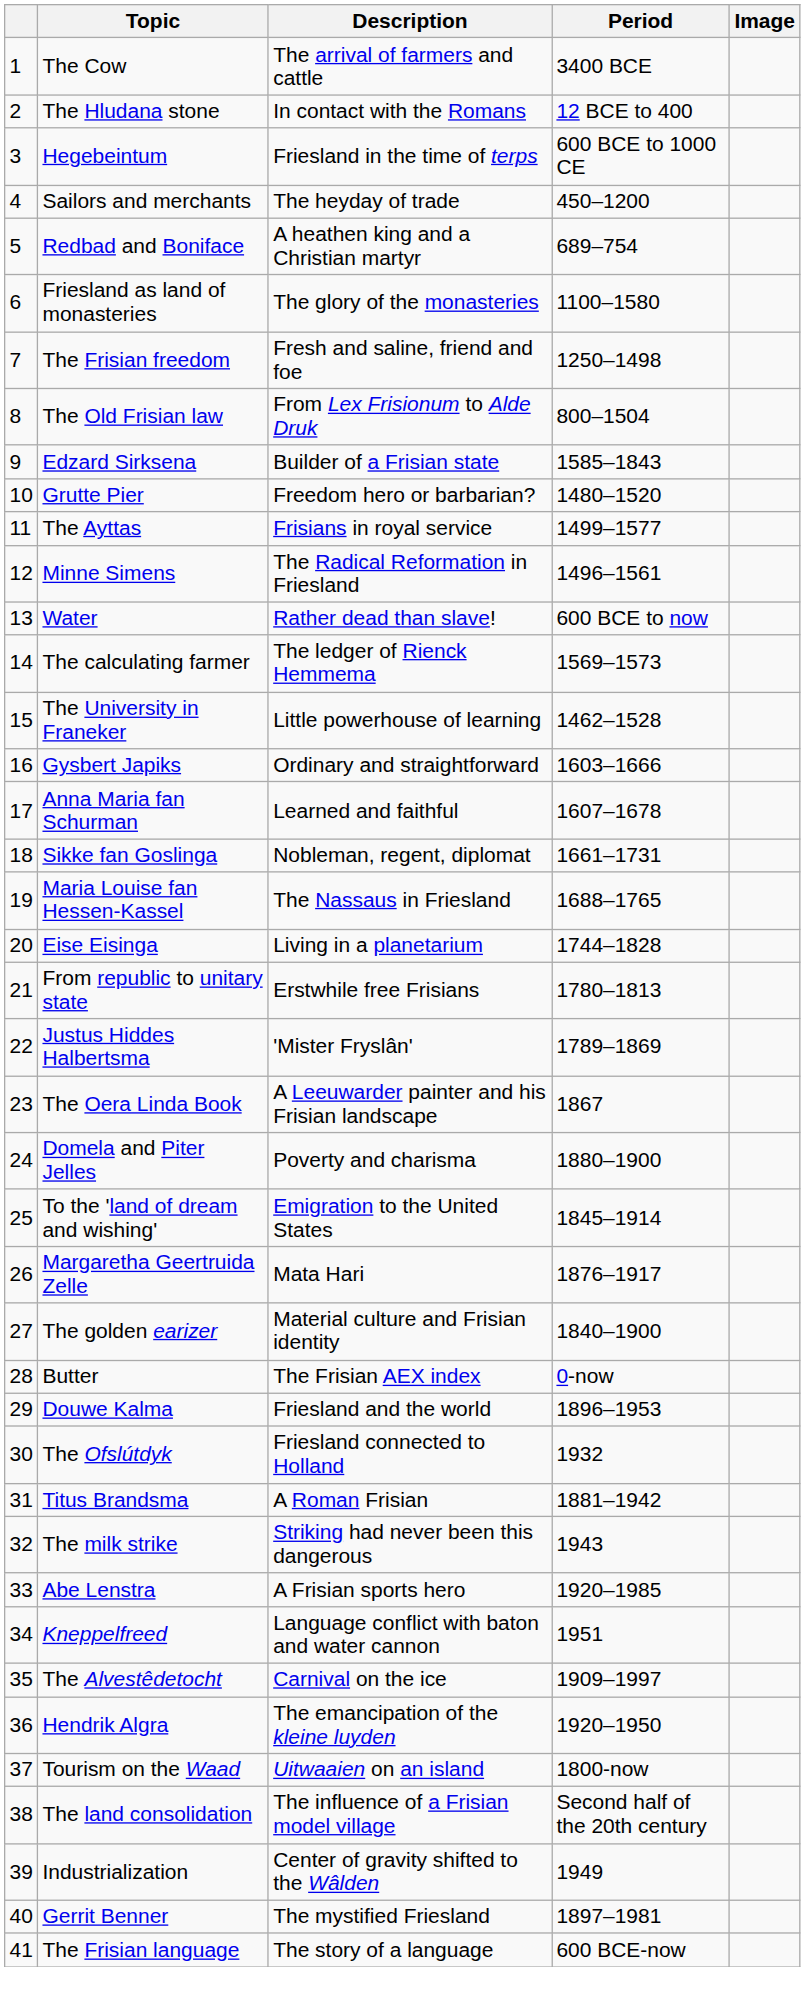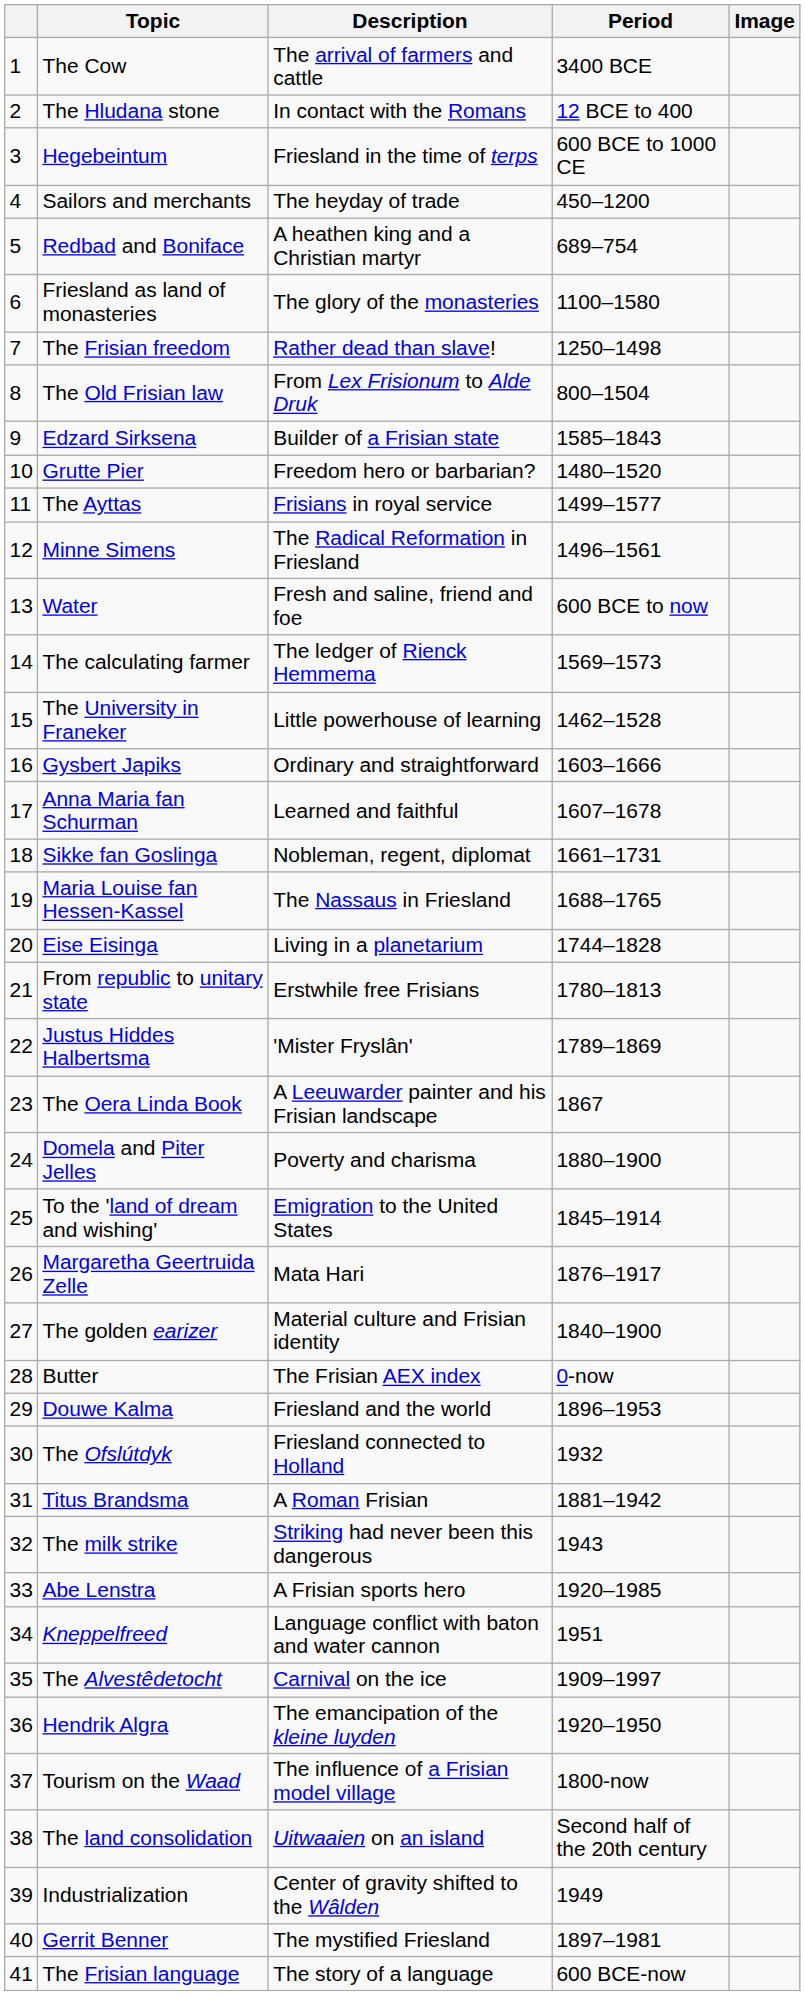(403, 359) Fresh and saline, friend and foe -> (384, 348) Rather dead than slave!
(384, 618) Rather dead than slave! -> (403, 606) Fresh and saline, friend and foe
(379, 1769) Uitwaaien on an island -> (391, 1781) The influence of a Frisian model village
(391, 1814) The influence of a Frisian model village -> (379, 1838) Uitwaaien on an island
